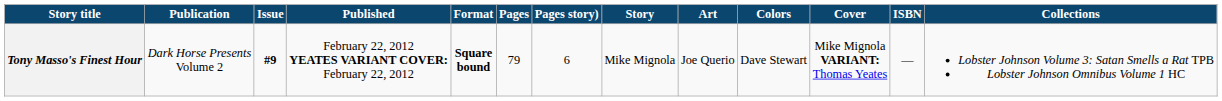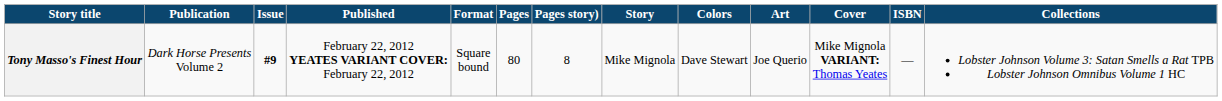columns swapped: (708, 14) <-> (774, 14)
(473, 59) bold -> (473, 59) normal
(514, 59) 79 -> (514, 59) 80
(567, 59) 6 -> (567, 59) 8
